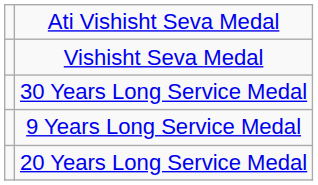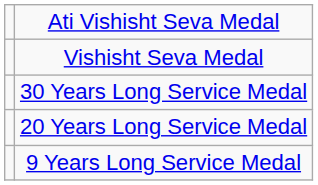rows swapped: (164, 162) <-> (164, 127)
